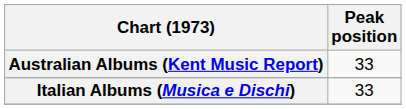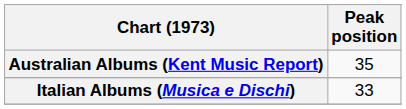(364, 63) 33 -> (364, 63) 35
